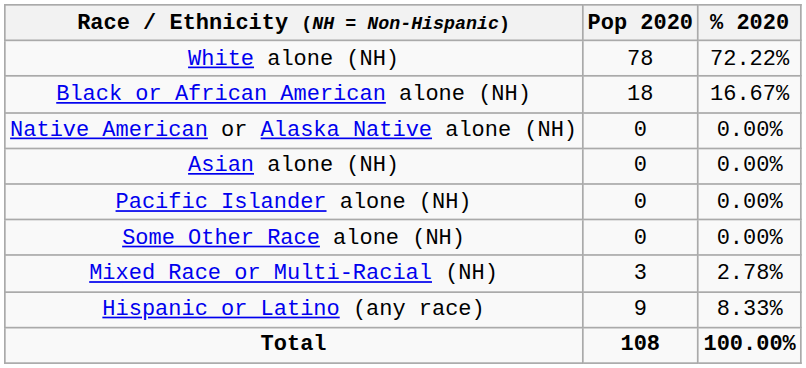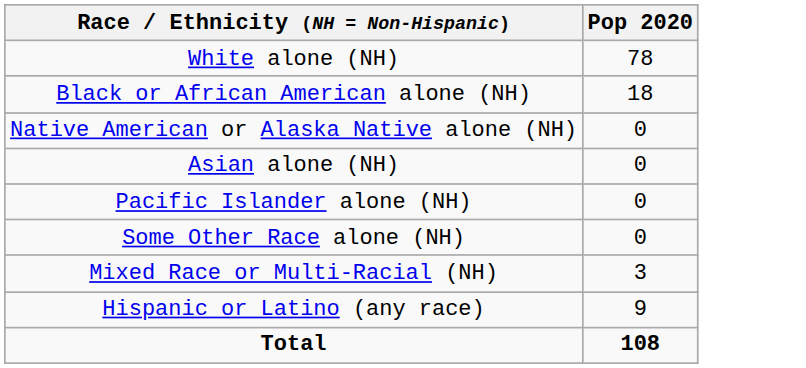- column: (750, 23)
